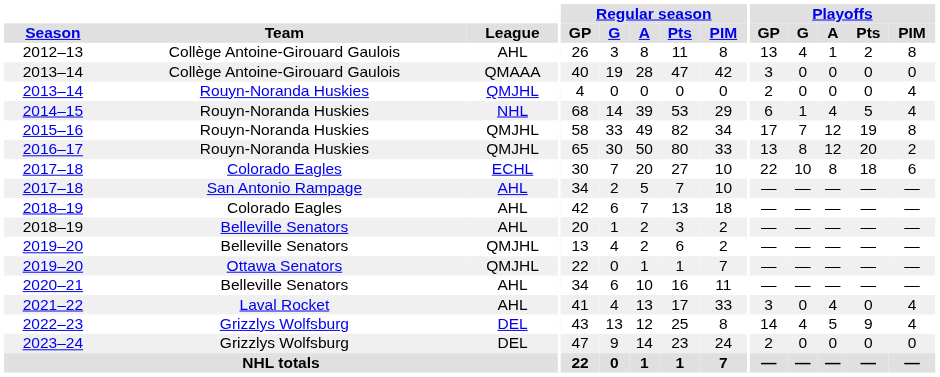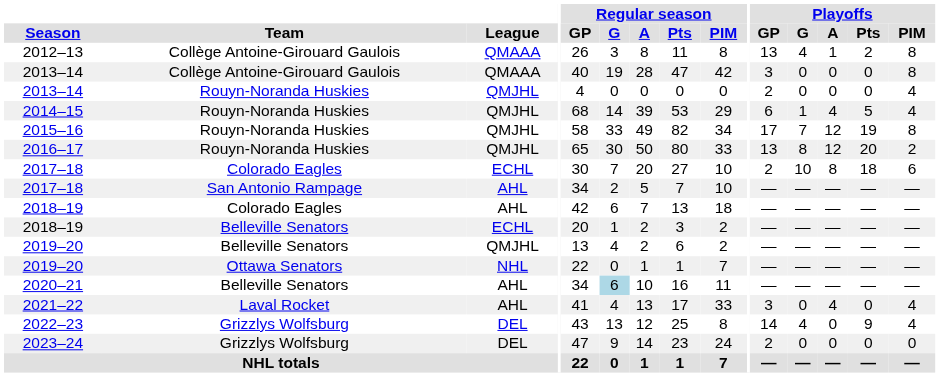(513, 52) AHL -> (513, 52) QMAAA
(912, 71) 0 -> (912, 71) 8
(513, 110) NHL -> (513, 110) QMJHL
(769, 168) 22 -> (769, 168) 2
(513, 227) AHL -> (513, 227) ECHL
(513, 265) QMJHL -> (513, 265) NHL
(614, 285) no background -> (614, 285) lightblue background
(833, 324) 5 -> (833, 324) 0
